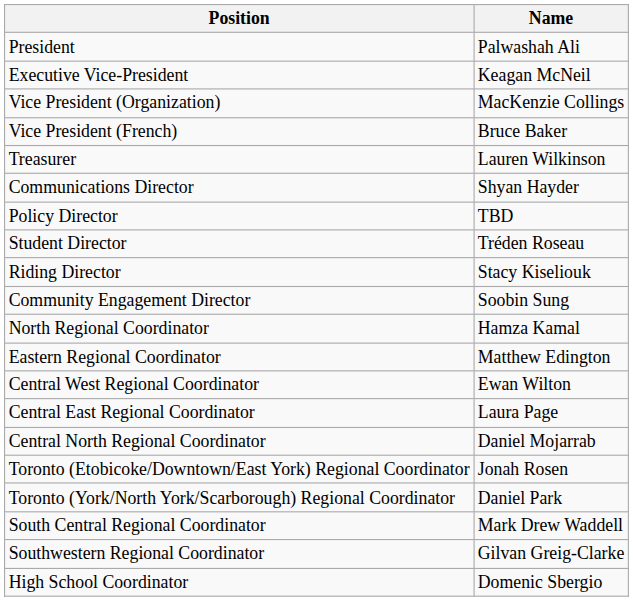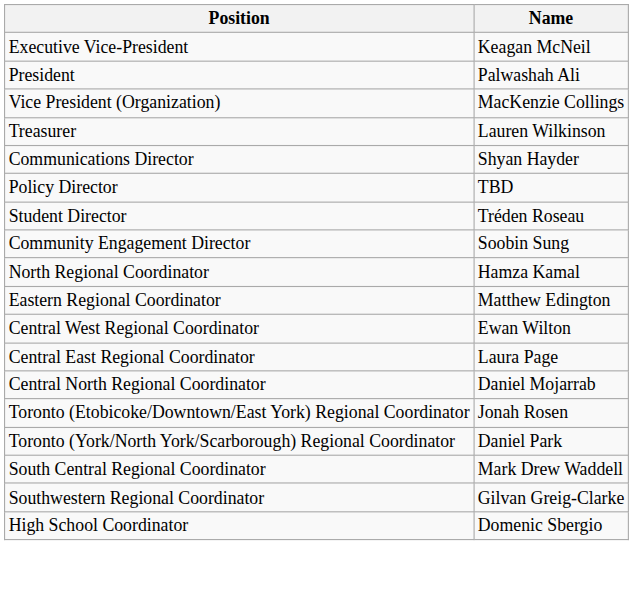rows swapped: (42, 46) <-> (98, 74)
- row: (93, 131)
- row: (65, 272)
